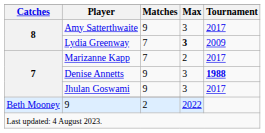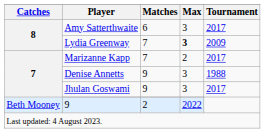(145, 27) 9 -> (145, 27) 6
(216, 74) bold -> (216, 74) normal
